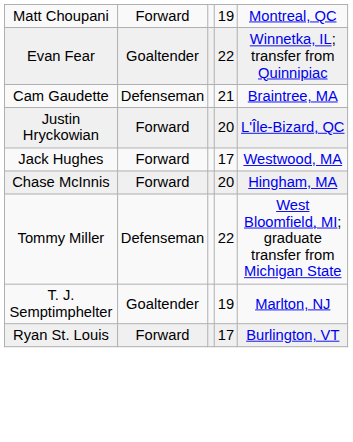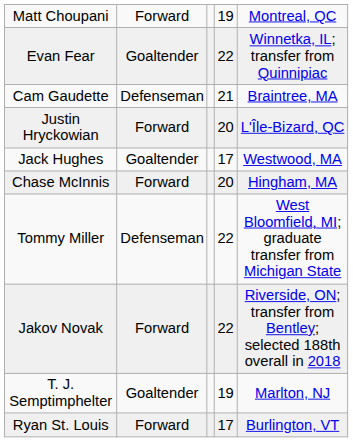(162, 159) Forward -> (162, 159) Goaltender
+ row: (61, 328)
